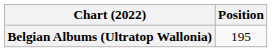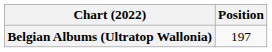(241, 36) 195 -> (241, 36) 197
